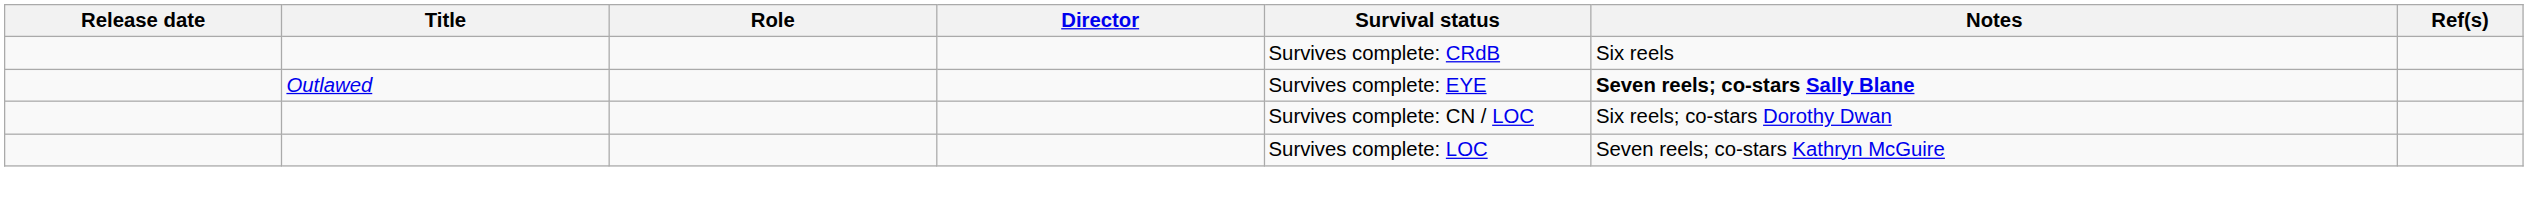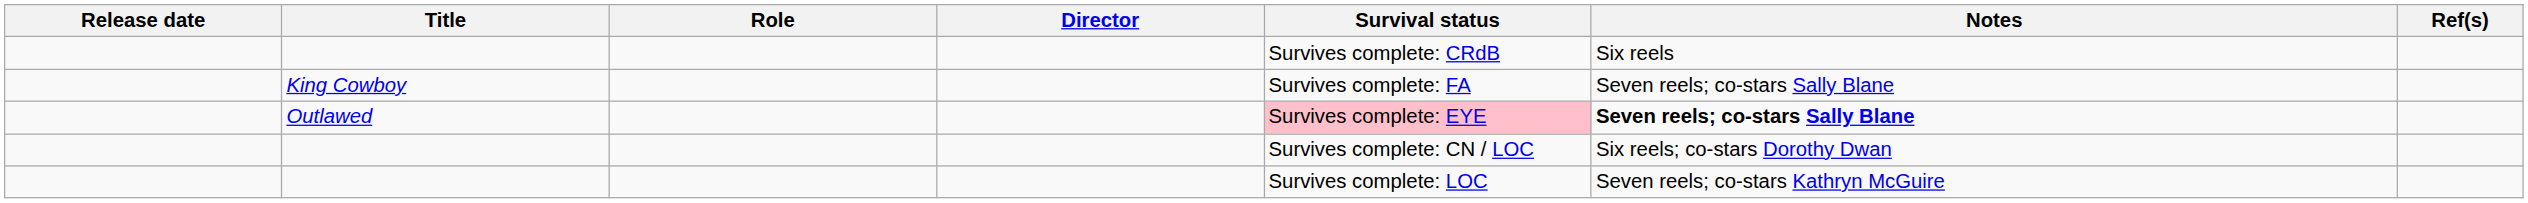+ row: (143, 85)
(1378, 85) no background -> (1378, 117) pink background
